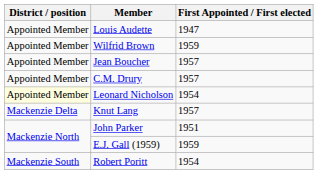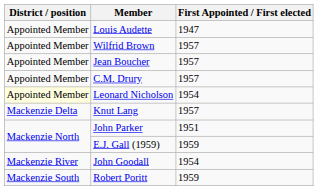(188, 45) 1959 -> (188, 45) 1957
+ row: (121, 161)
(188, 161) 1954 -> (188, 177) 1959
